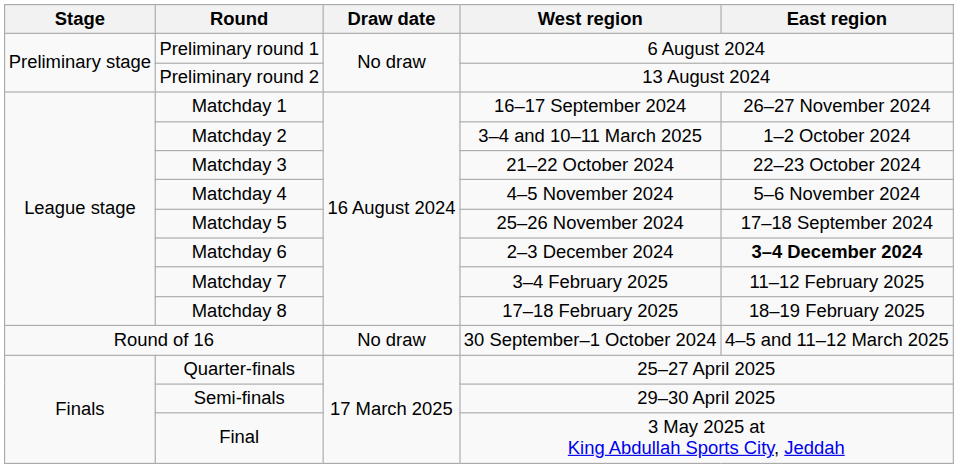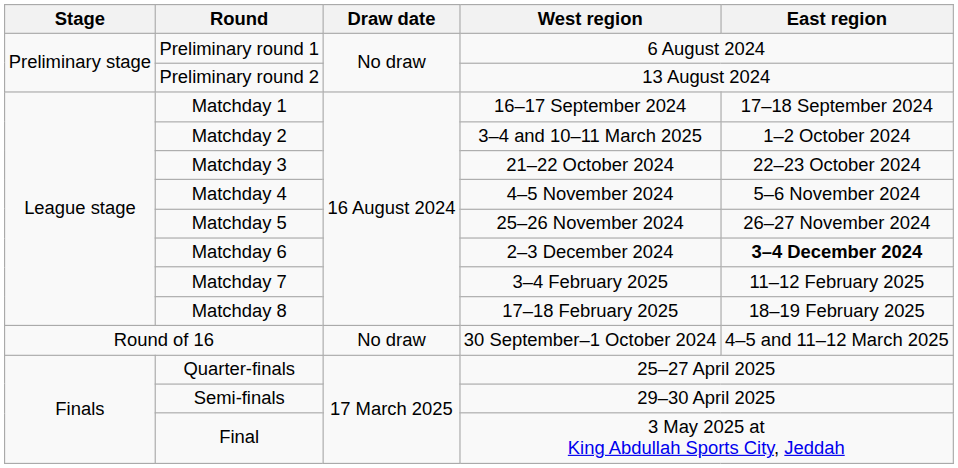(837, 106) 26–27 November 2024 -> (837, 106) 17–18 September 2024
(837, 223) 17–18 September 2024 -> (837, 223) 26–27 November 2024
